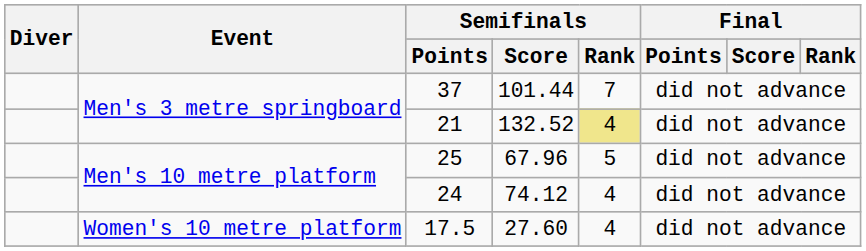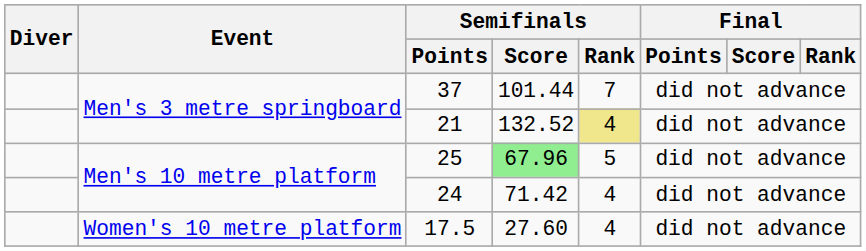(536, 160) no background -> (536, 160) lightgreen background
(536, 195) 74.12 -> (536, 195) 71.42
